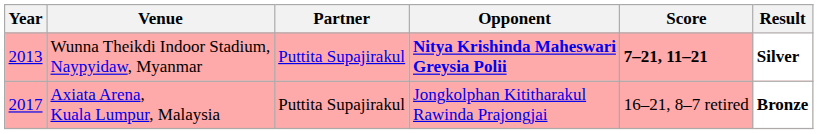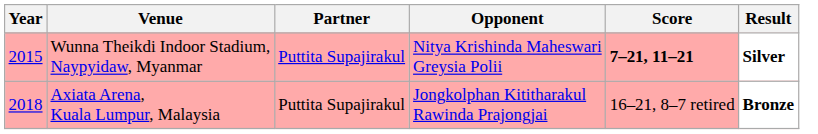(26, 56) 2013 -> (26, 56) 2015
(514, 56) bold -> (507, 56) normal
(26, 105) 2017 -> (26, 105) 2018
